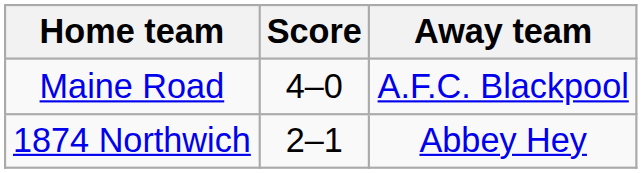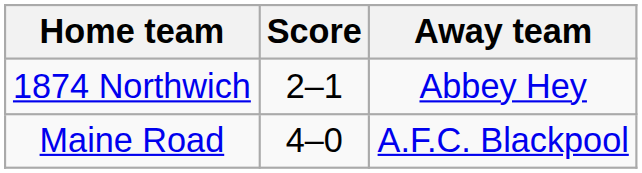rows swapped: (132, 140) <-> (132, 85)
